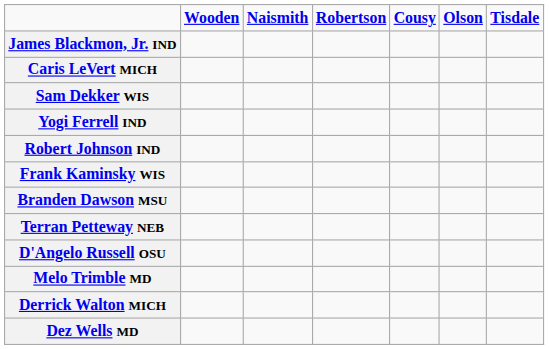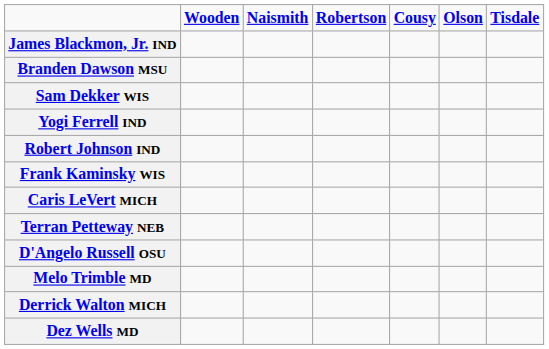rows swapped: (92, 200) <-> (92, 70)
